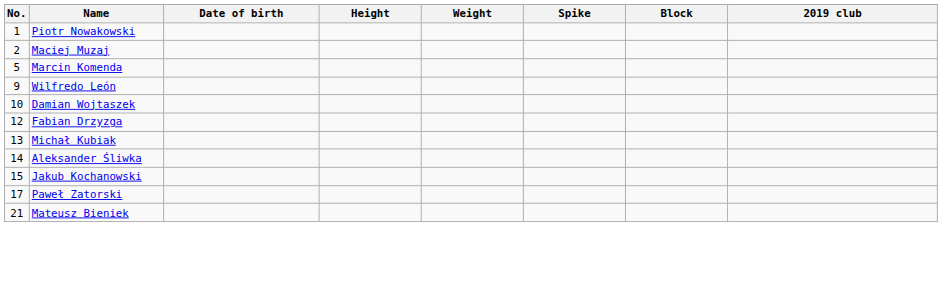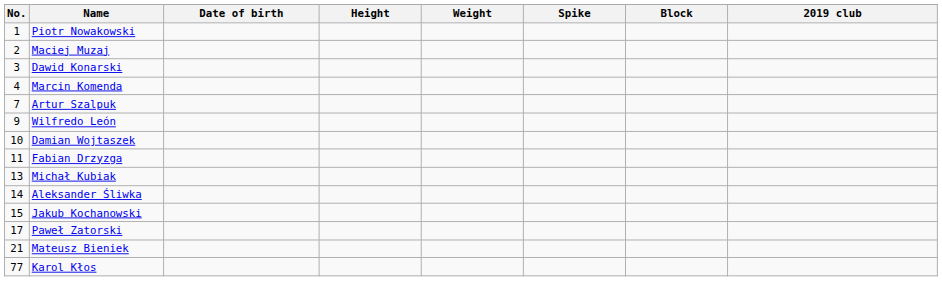+ row: (77, 67)
(17, 67) 5 -> (17, 86) 4
+ row: (74, 104)
(17, 122) 12 -> (17, 158) 11
+ row: (64, 266)
